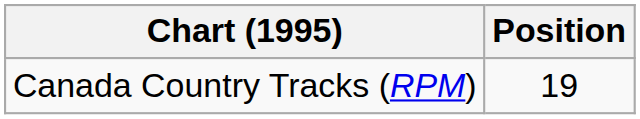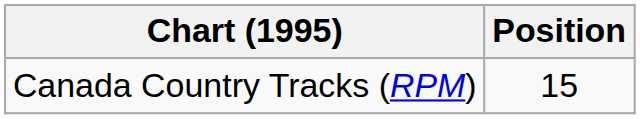(559, 85) 19 -> (559, 85) 15
